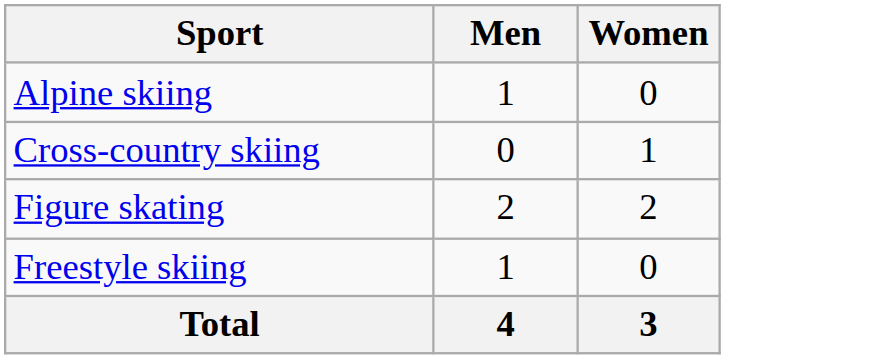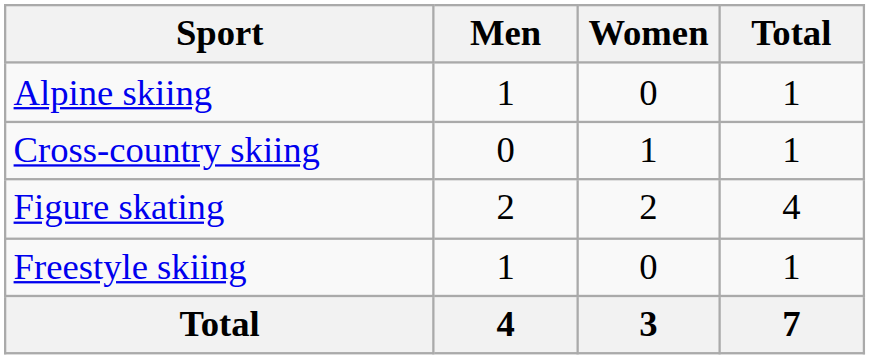+ column: (791, 33)
